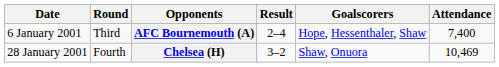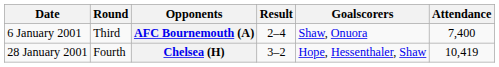(362, 33) Hope, Hessenthaler, Shaw -> (333, 33) Shaw, Onuora
(333, 52) Shaw, Onuora -> (362, 52) Hope, Hessenthaler, Shaw
(462, 52) 10,469 -> (462, 52) 10,419
